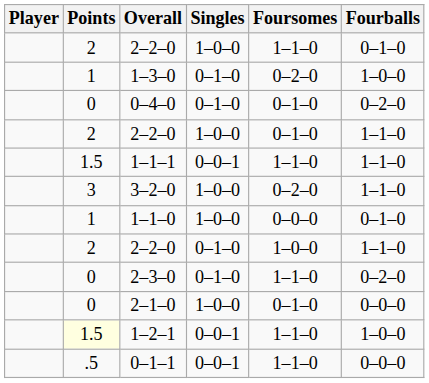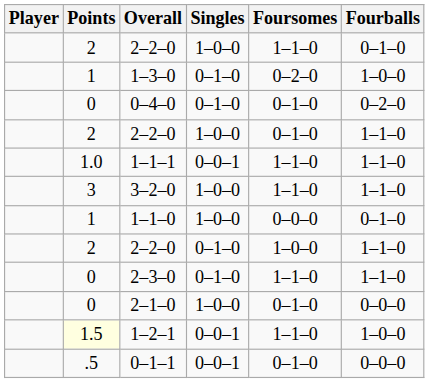(91, 162) 1.5 -> (91, 162) 1.0
(295, 190) 0–2–0 -> (295, 190) 1–1–0
(383, 276) 0–2–0 -> (383, 276) 1–1–0
(295, 362) 1–1–0 -> (295, 362) 0–1–0
